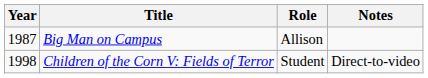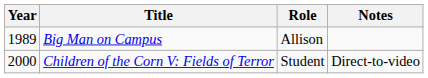(22, 38) 1987 -> (22, 38) 1989
(22, 61) 1998 -> (22, 61) 2000
